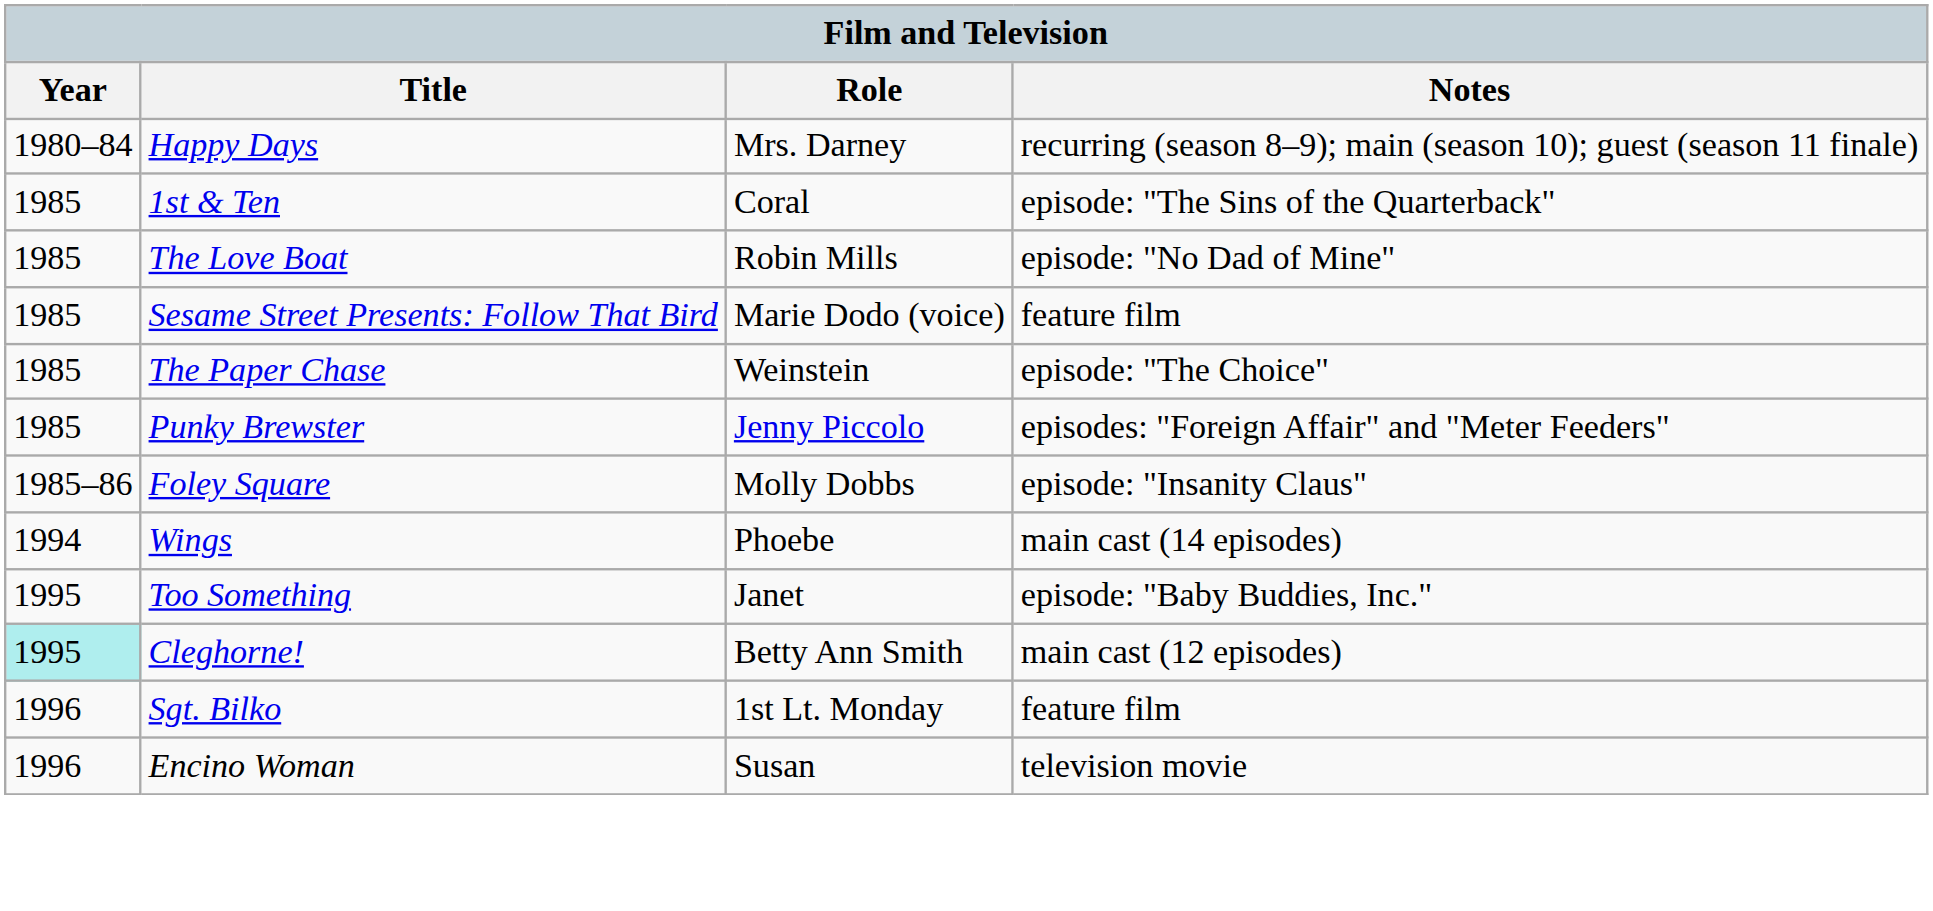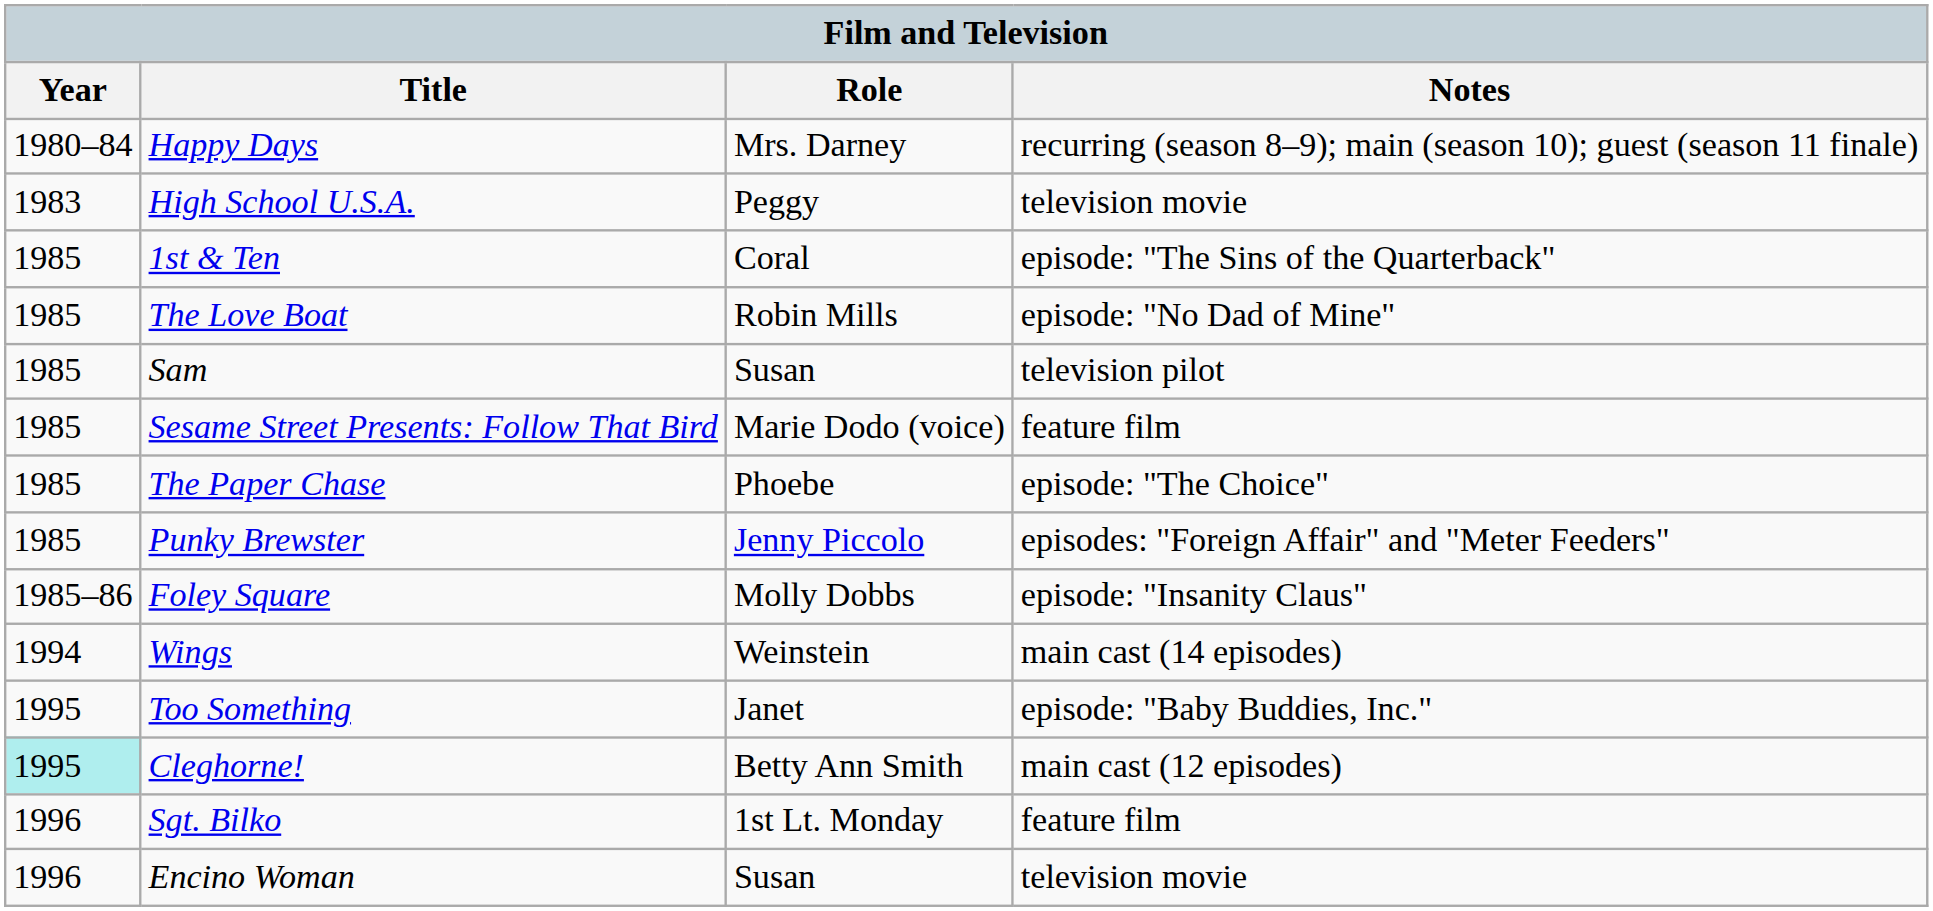+ row: (282, 201)
+ row: (178, 370)
(802, 370) Weinstein -> (784, 483) Phoebe
(784, 539) Phoebe -> (802, 652) Weinstein
